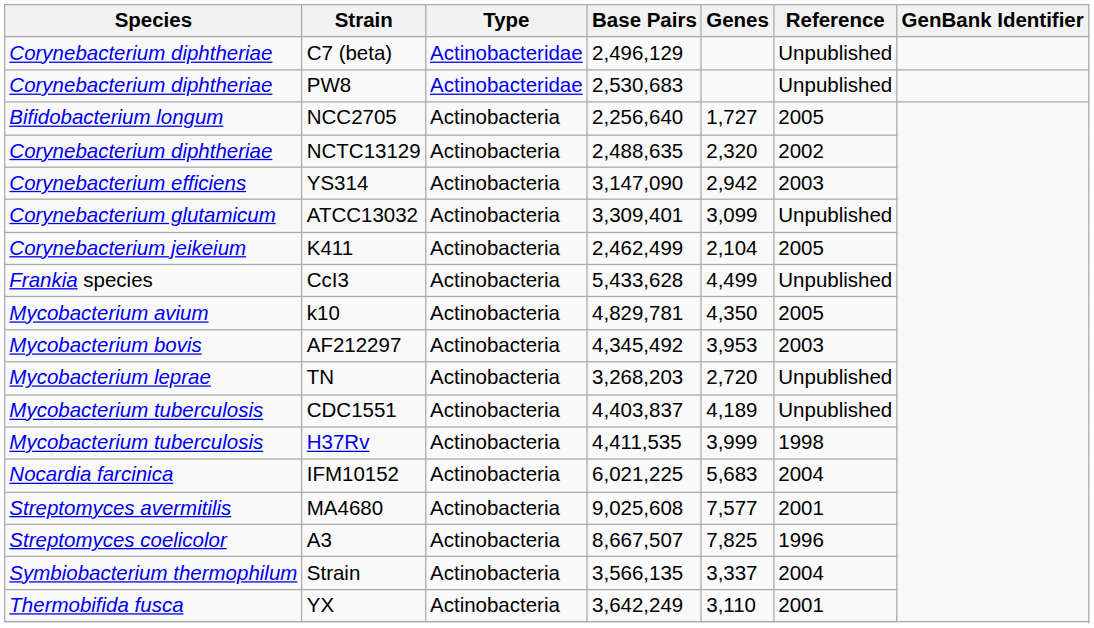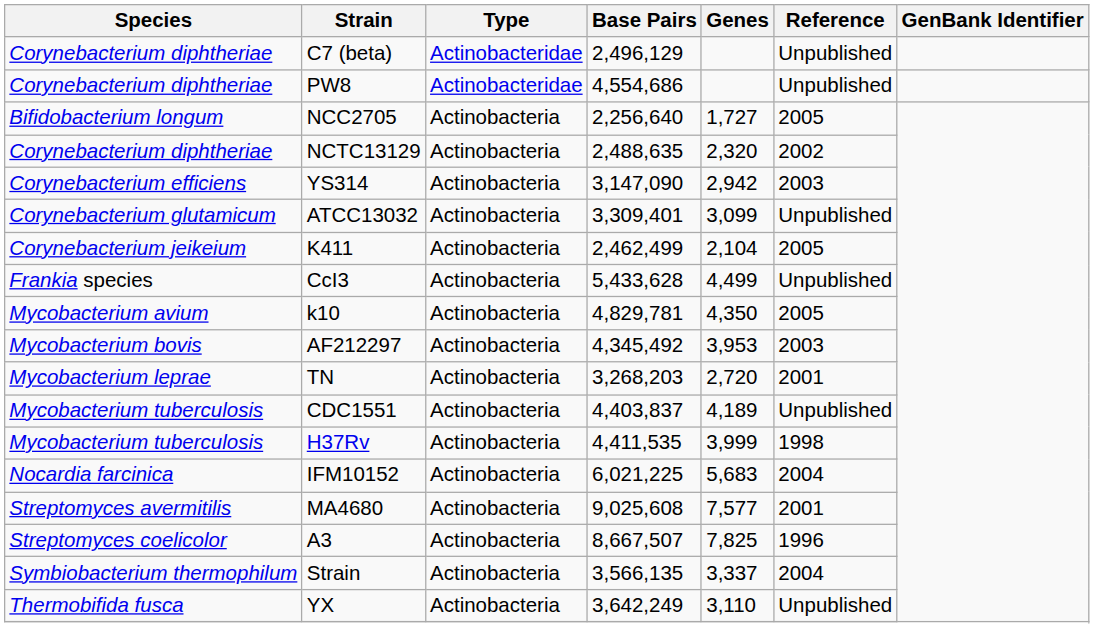(638, 85) 2,530,683 -> (638, 85) 4,554,686
(835, 378) Unpublished -> (801, 378) 2001
(801, 605) 2001 -> (835, 605) Unpublished
